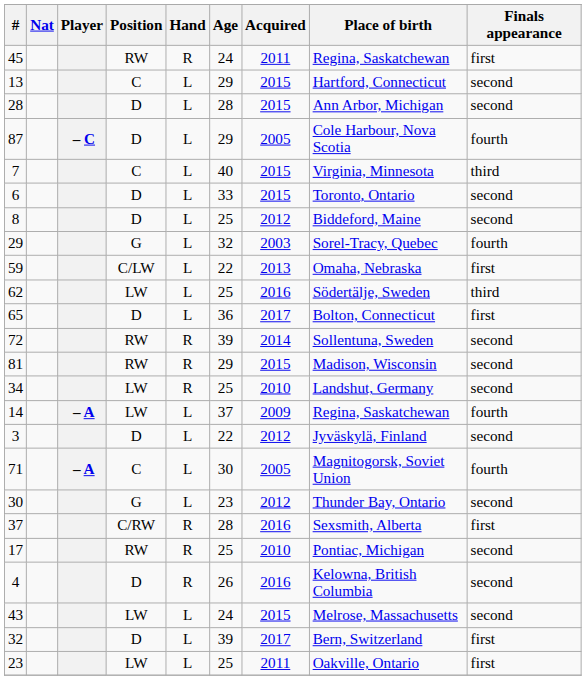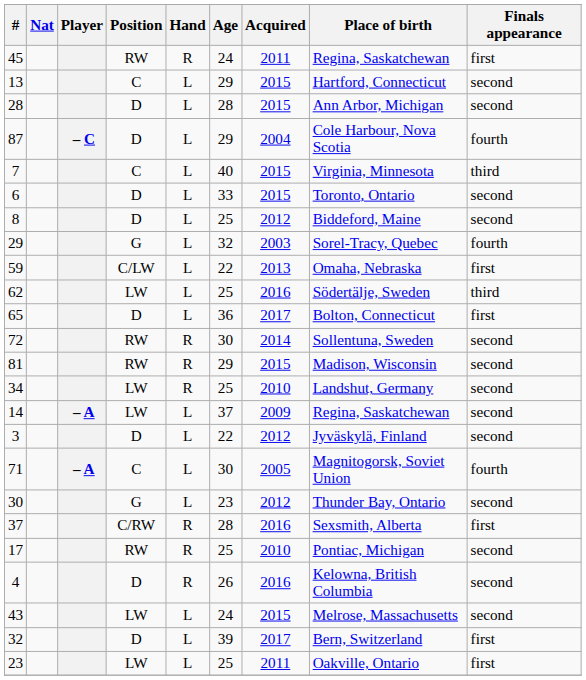(275, 138) 2005 -> (275, 138) 2004
(225, 340) 39 -> (225, 340) 30
(489, 412) fourth -> (492, 412) second
